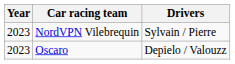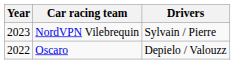(19, 50) 2023 -> (19, 50) 2022
